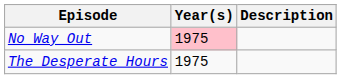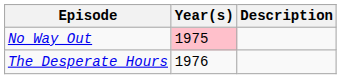(192, 62) 1975 -> (192, 62) 1976
